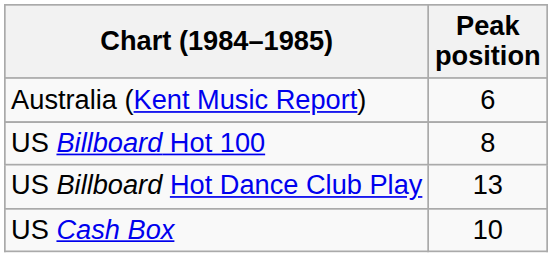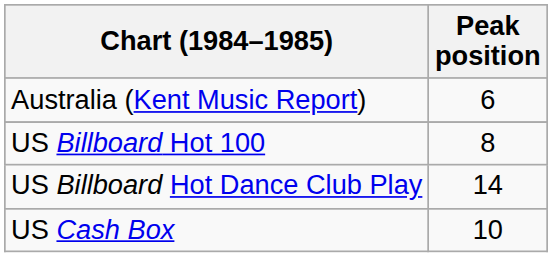(488, 186) 13 -> (488, 186) 14
